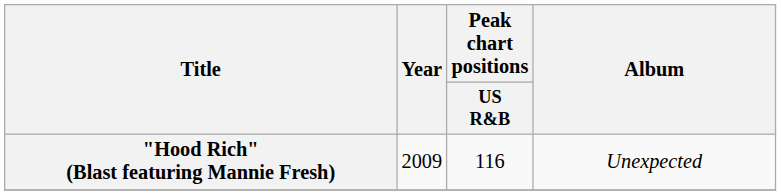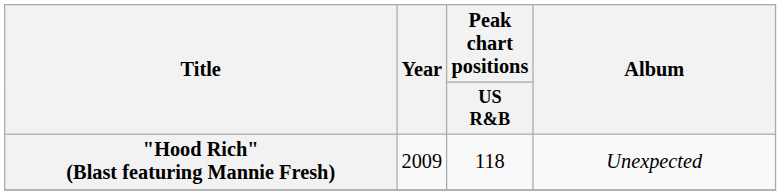(490, 161) 116 -> (490, 161) 118
